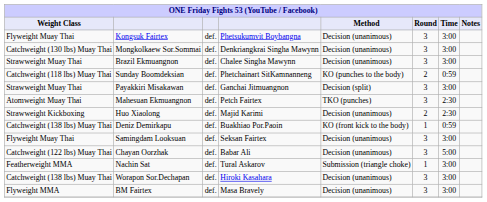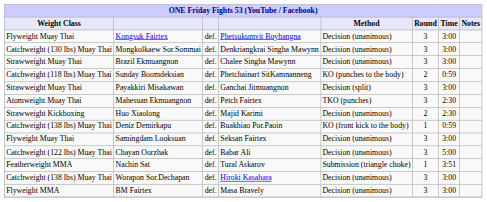(449, 165) 3:00 -> (449, 165) 3:51
